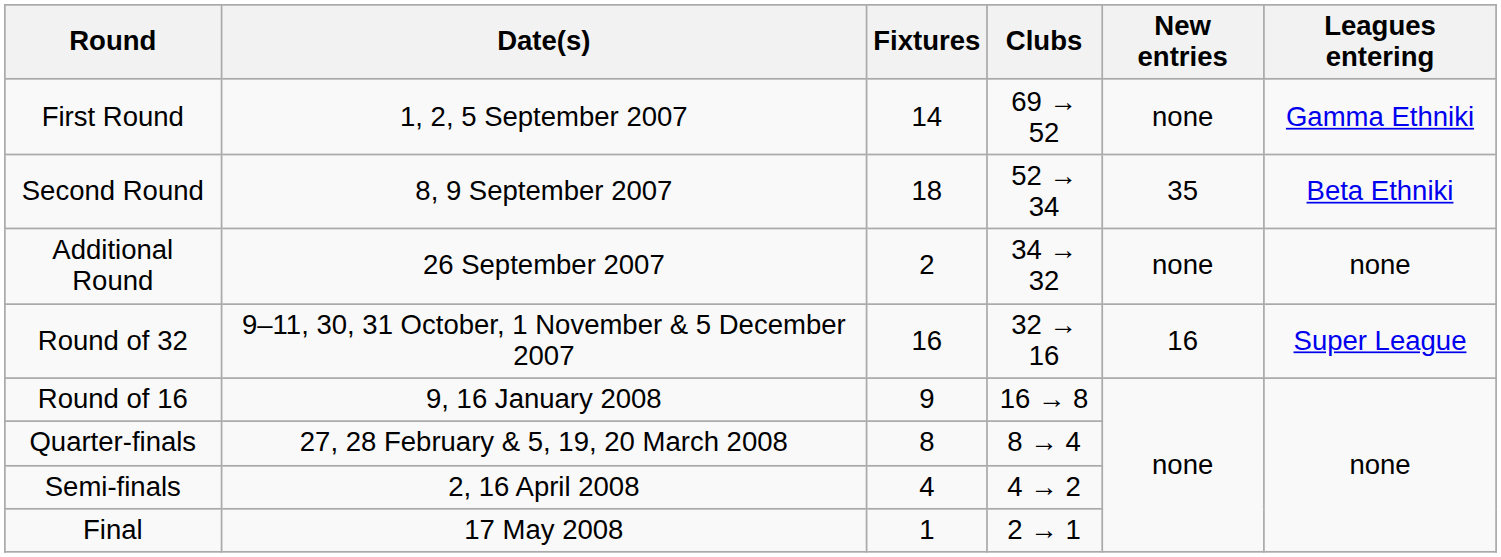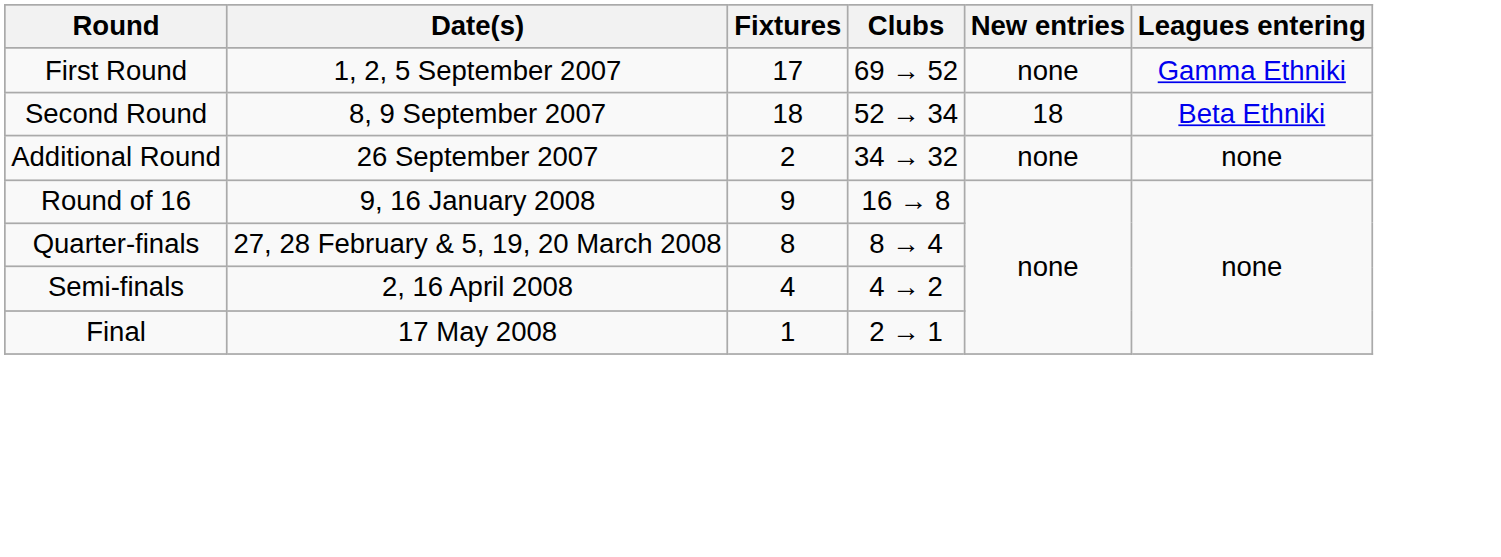(927, 116) 14 -> (788, 69) 17
(1183, 191) 35 -> (1048, 113) 18
- row: (113, 340)
